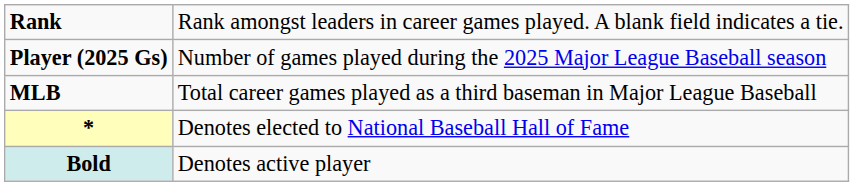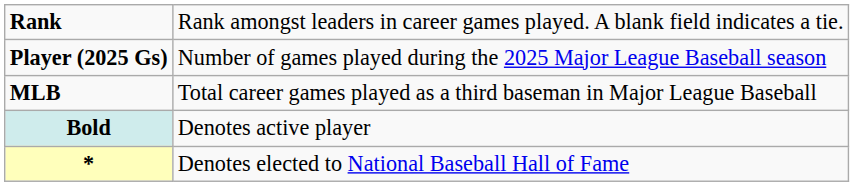rows swapped: (89, 127) <-> (89, 163)
